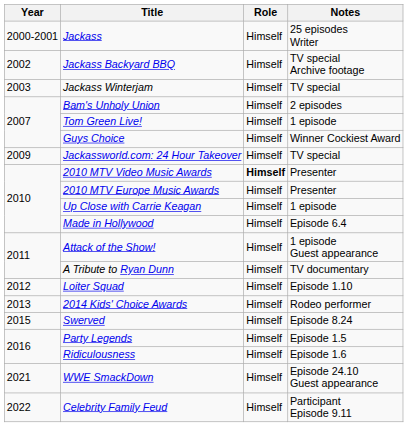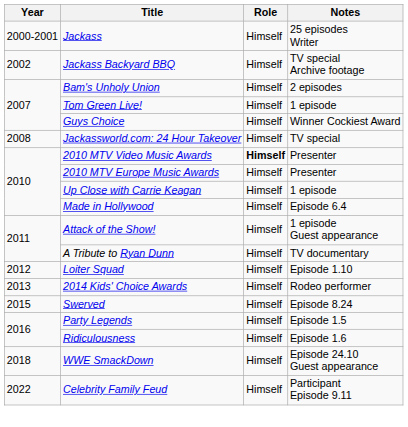- row: (108, 88)
(19, 156) 2009 -> (19, 139) 2008
(19, 378) 2021 -> (19, 361) 2018
